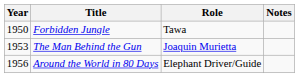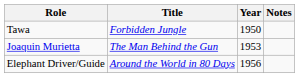columns swapped: (18, 13) <-> (212, 13)
